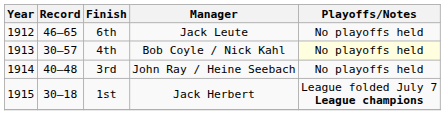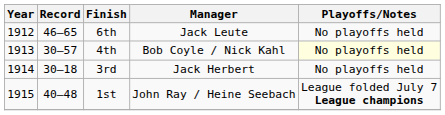(60, 69) 40–48 -> (60, 69) 30–18
(214, 69) John Ray / Heine Seebach -> (214, 69) Jack Herbert
(60, 94) 30–18 -> (60, 94) 40–48
(214, 94) Jack Herbert -> (214, 94) John Ray / Heine Seebach
